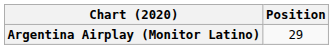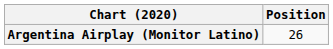(296, 35) 29 -> (296, 35) 26
